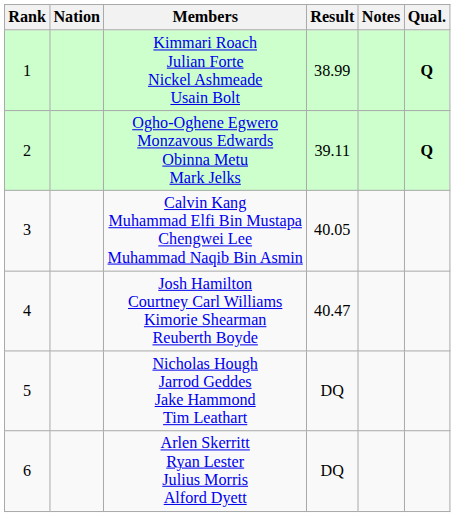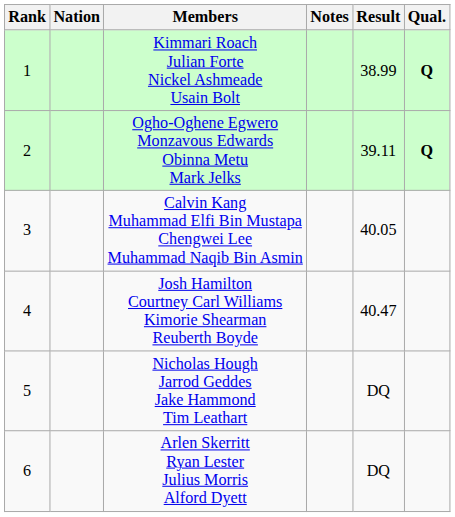columns swapped: (332, 17) <-> (381, 17)
